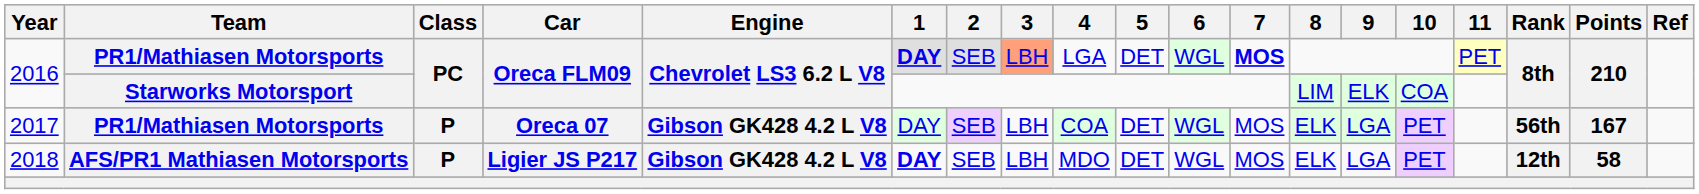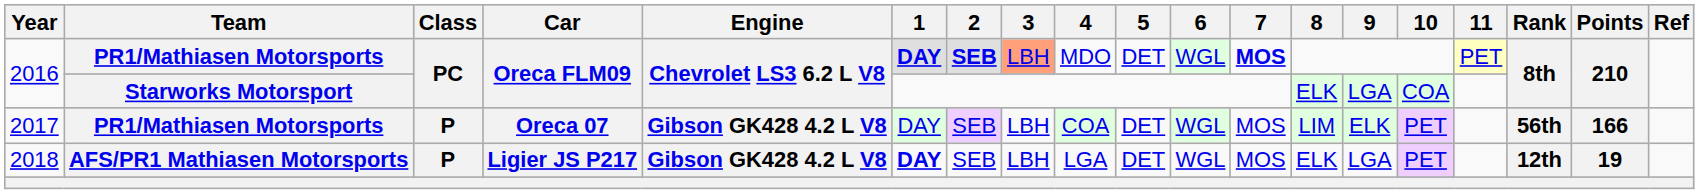(974, 56) normal -> (974, 56) bold
(1084, 56) LGA -> (1086, 56) MDO
(1316, 91) LIM -> (1317, 91) ELK
(1368, 91) ELK -> (1370, 91) LGA
(1316, 125) ELK -> (1317, 125) LIM
(1368, 125) LGA -> (1370, 125) ELK
(1609, 125) 167 -> (1610, 125) 166
(1084, 160) MDO -> (1086, 160) LGA
(1609, 160) 58 -> (1610, 160) 19
